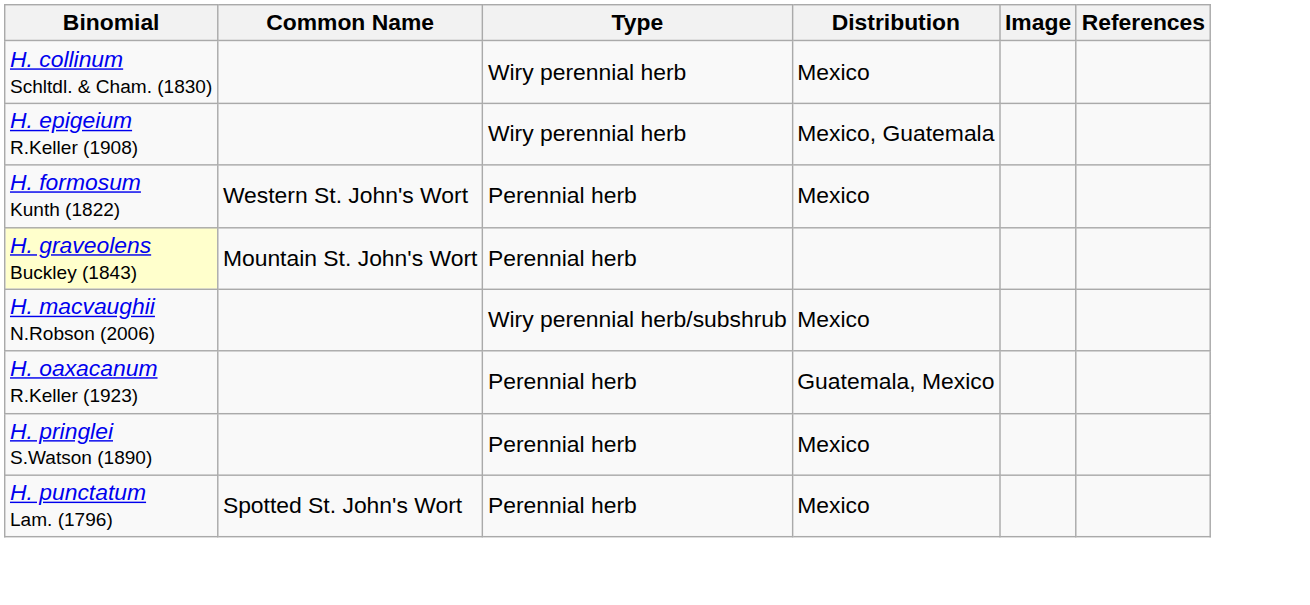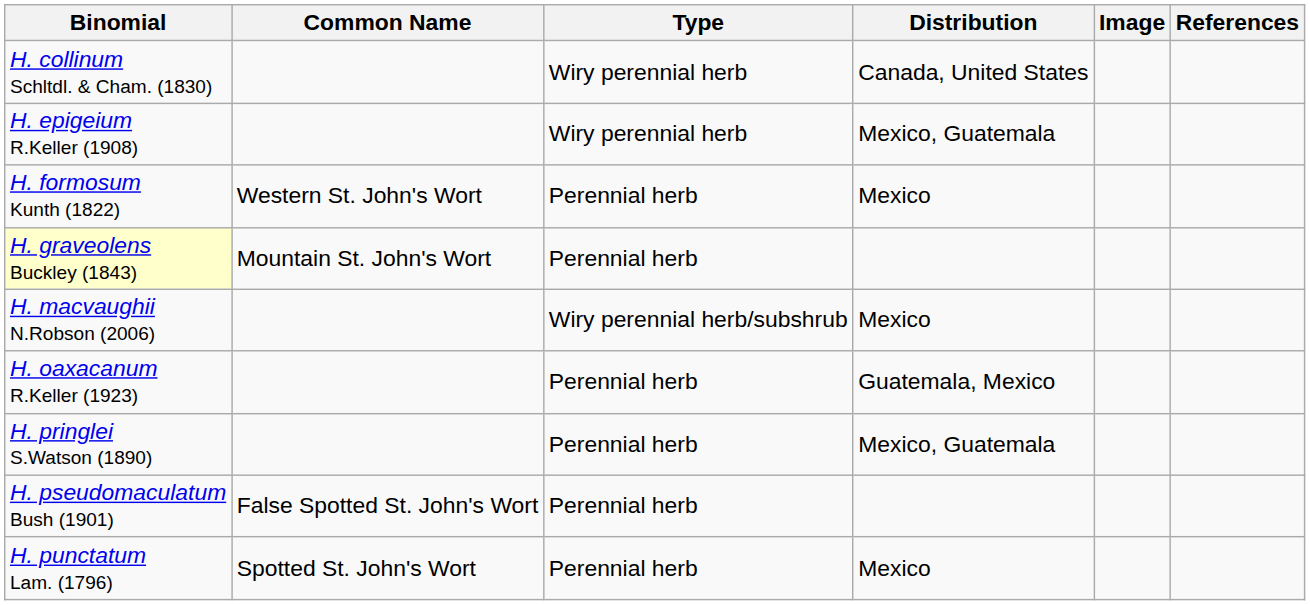(834, 71) Mexico -> (973, 71) Canada, United States
(834, 443) Mexico -> (957, 443) Mexico, Guatemala
+ row: (118, 505)
